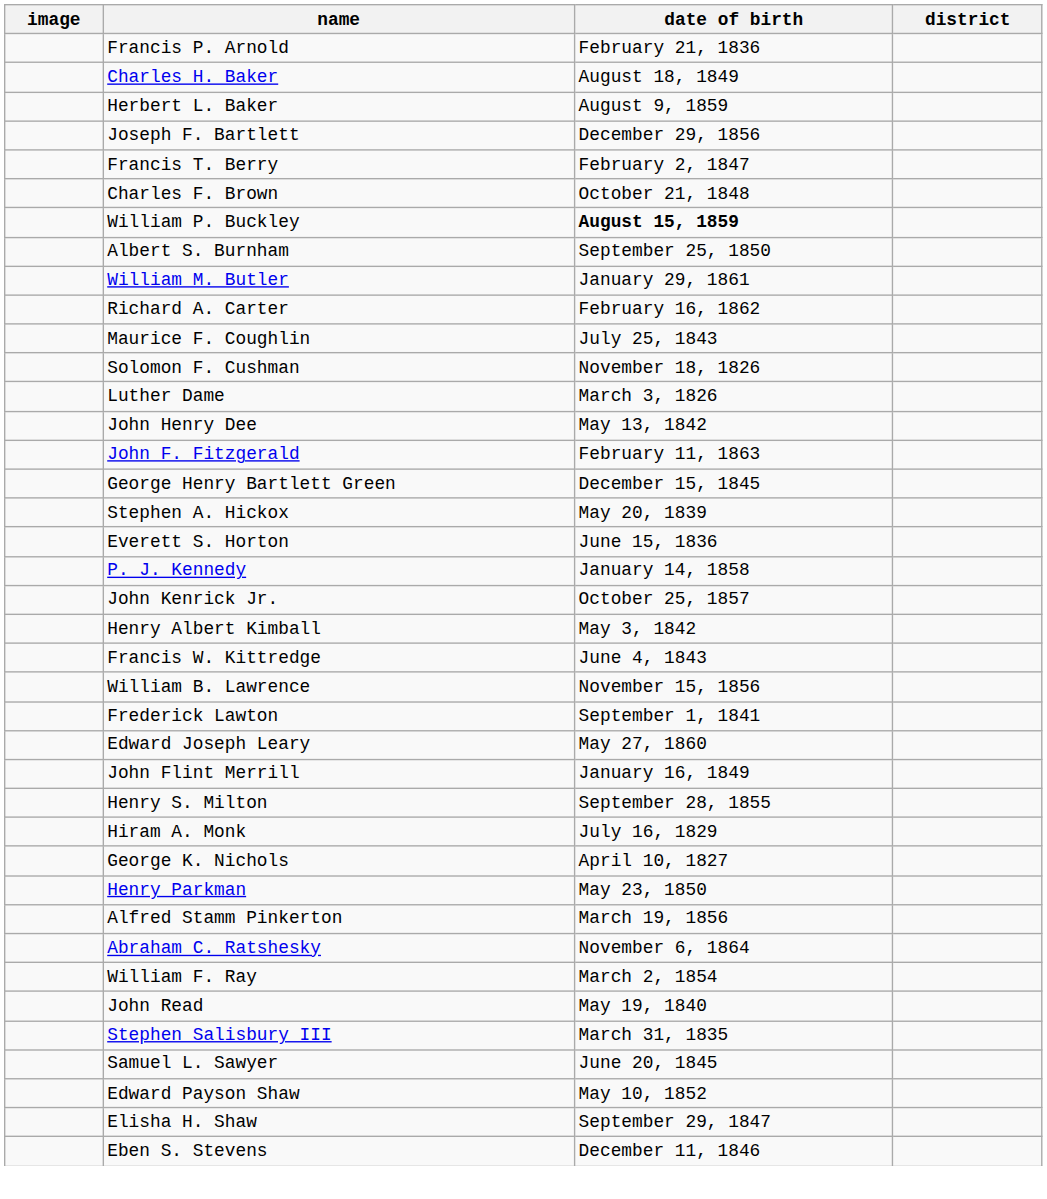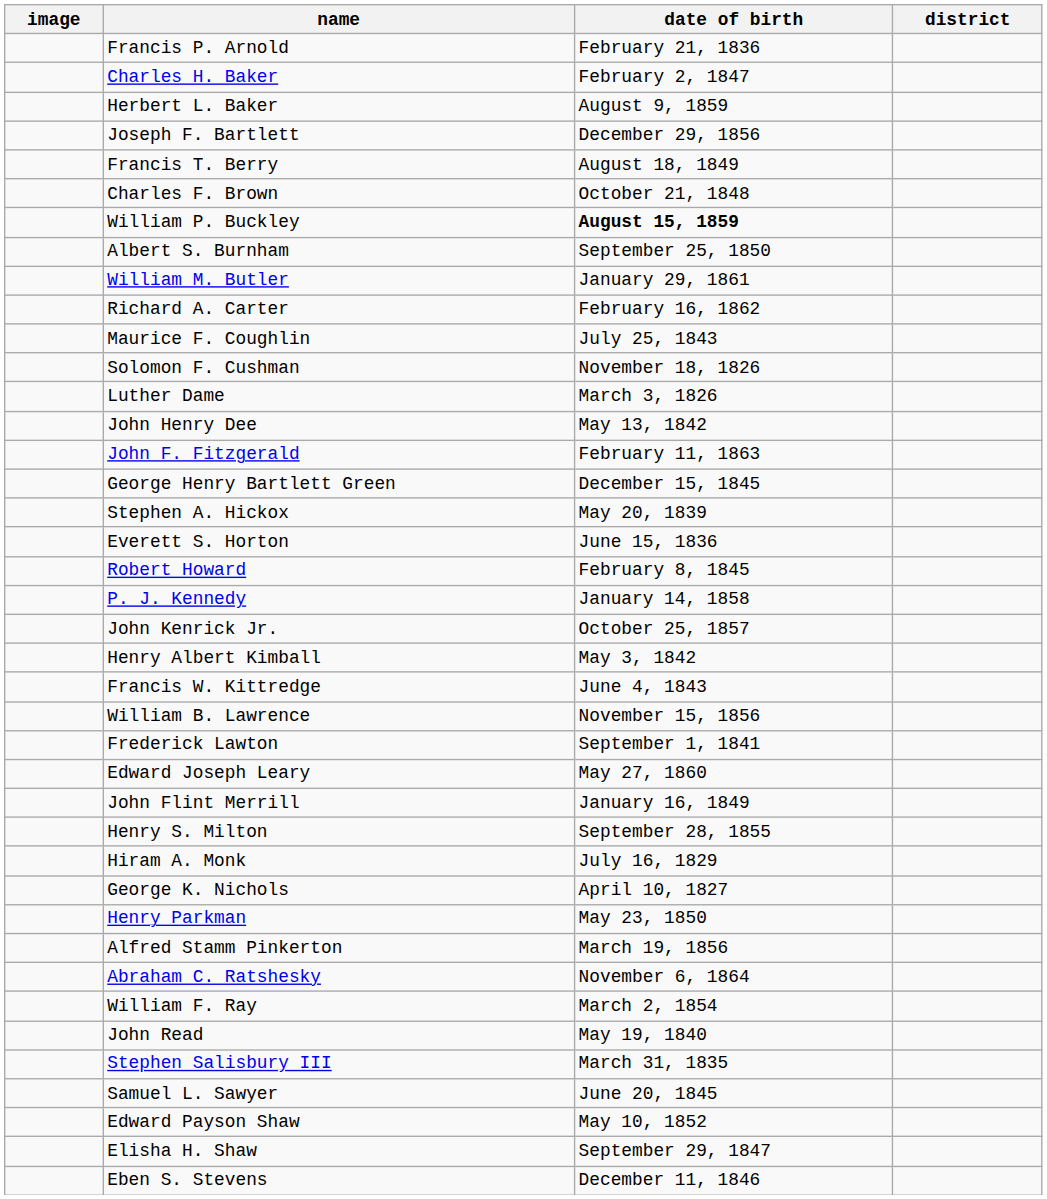(659, 77) August 18, 1849 -> (664, 77) February 2, 1847
(664, 164) February 2, 1847 -> (659, 164) August 18, 1849
+ row: (177, 571)
